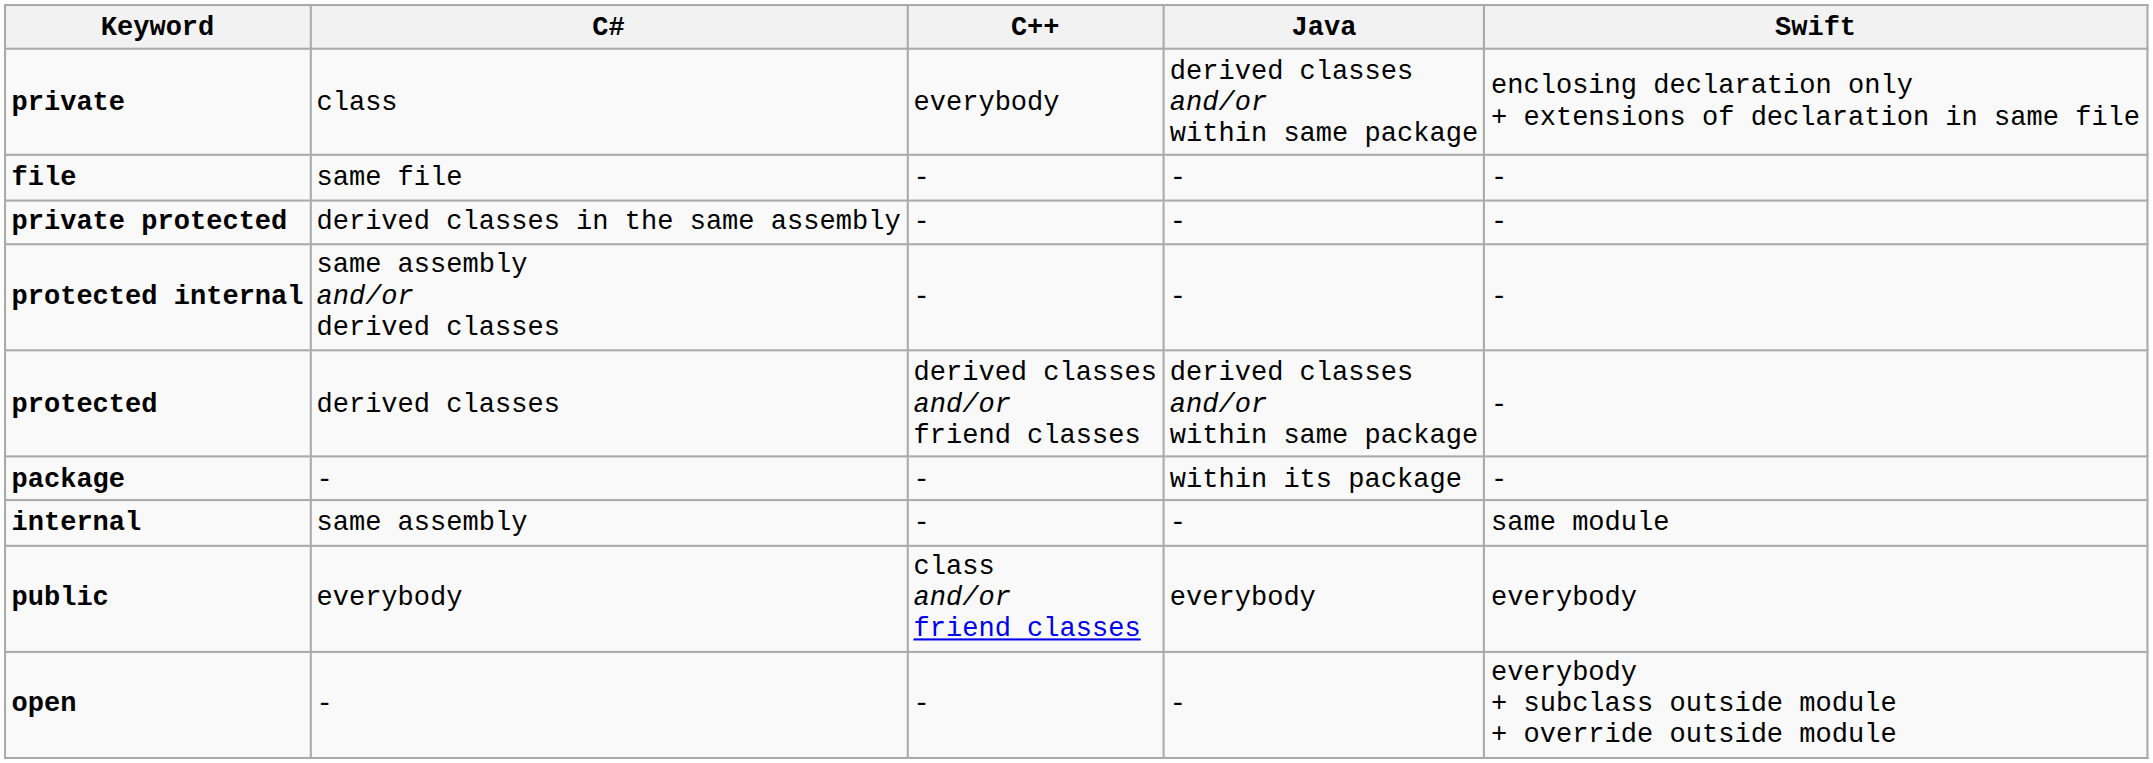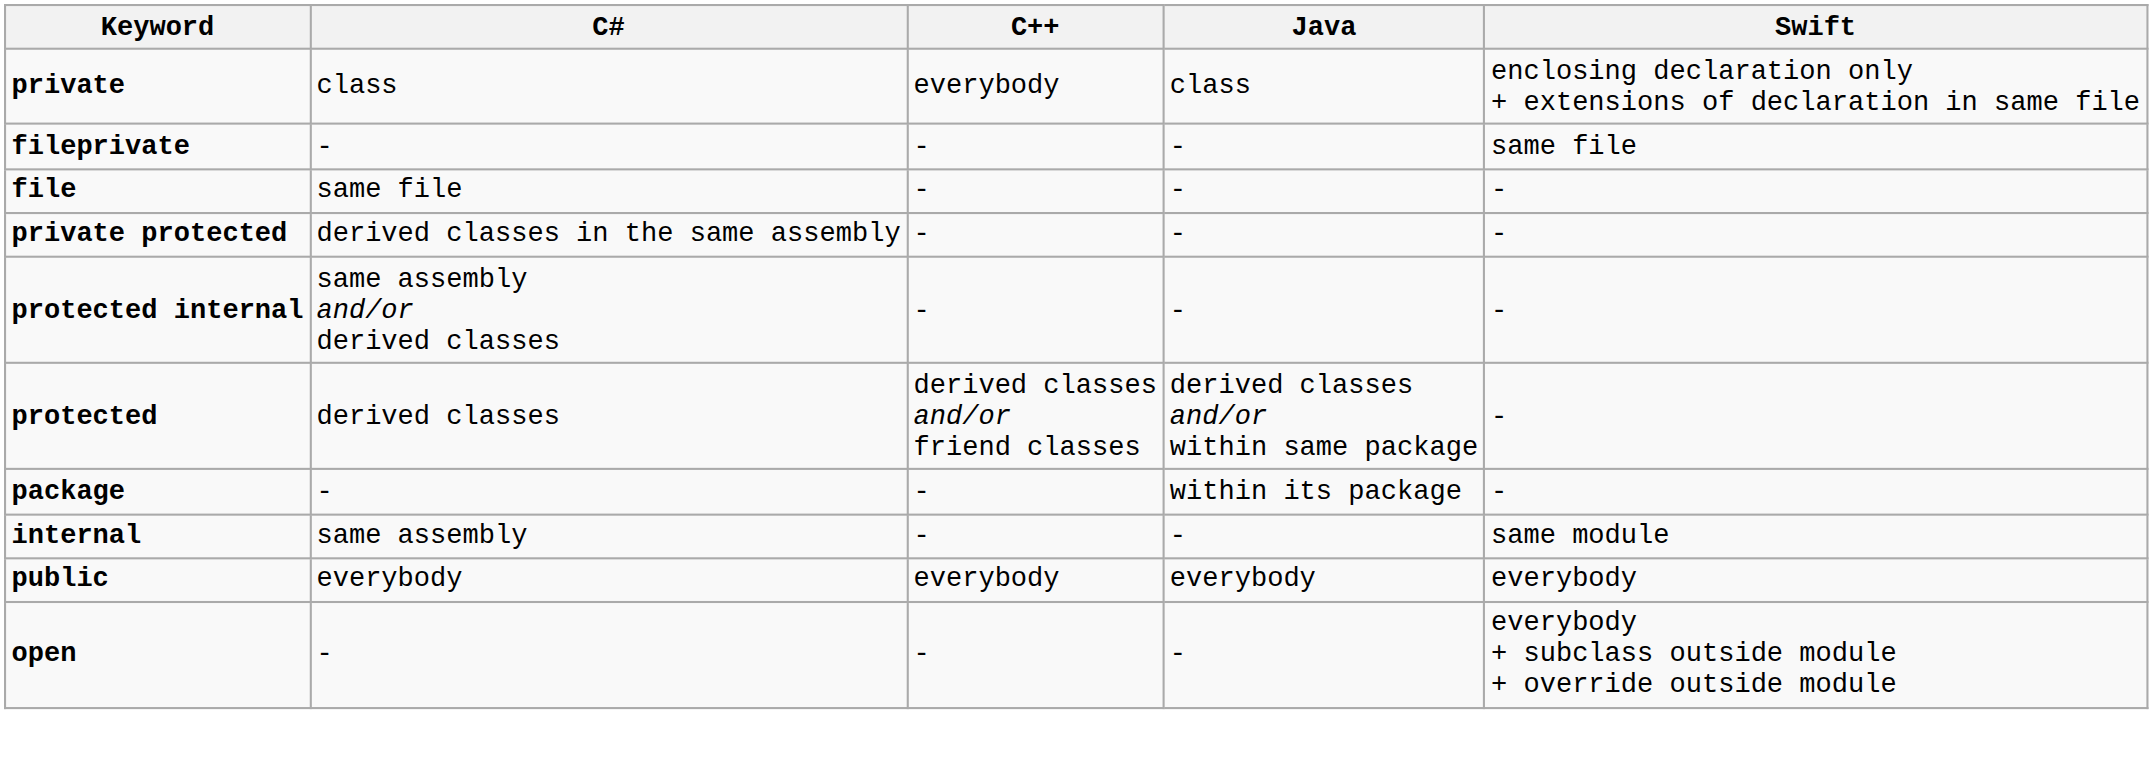(1324, 102) derived classes and/or within same package -> (1210, 87) class
+ row: (101, 146)
(1027, 598) class and/or friend classes -> (987, 580) everybody
